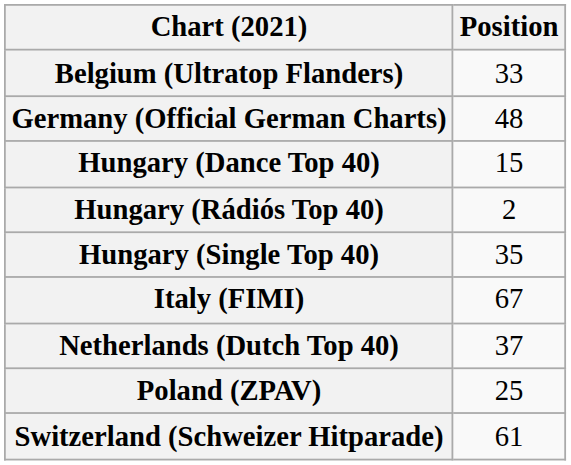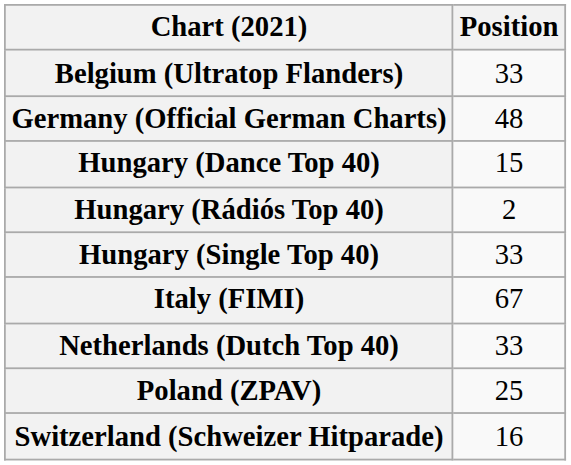(509, 254) 35 -> (509, 254) 33
(509, 345) 37 -> (509, 345) 33
(509, 436) 61 -> (509, 436) 16
